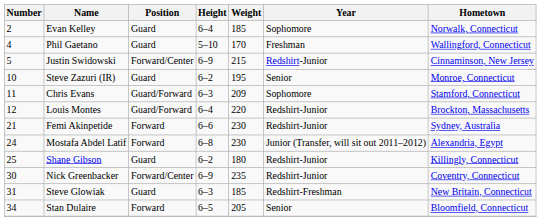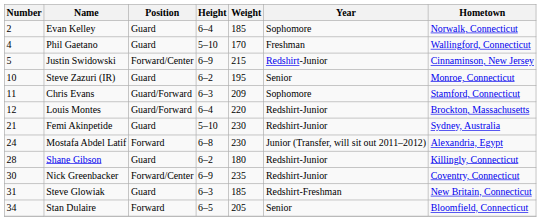(148, 126) Forward -> (143, 126) Guard
(205, 126) 6–6 -> (208, 126) 5–10
(12, 159) 25 -> (12, 159) 28
